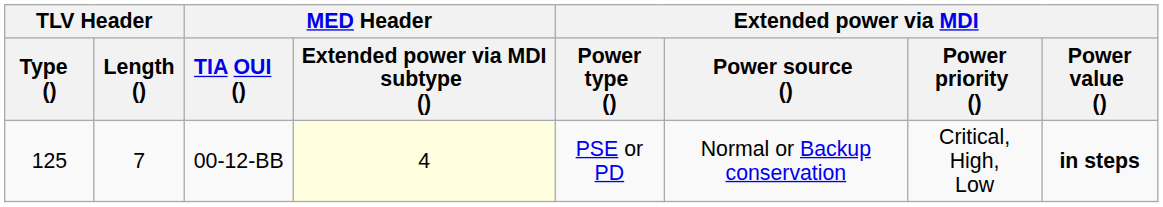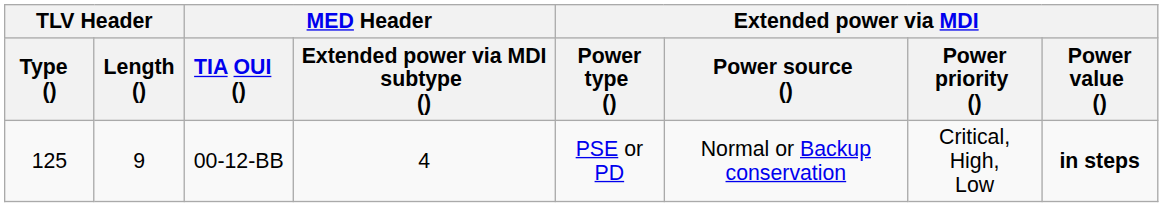(139, 160) 7 -> (139, 160) 9
(424, 160) lightyellow background -> (424, 160) no background
